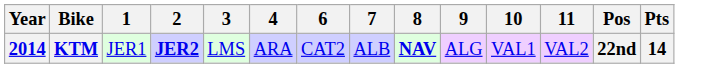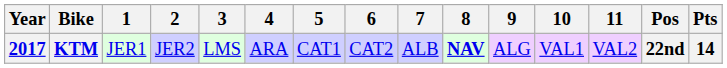+ column: (319, 19)
(27, 48) 2014 -> (27, 48) 2017
(177, 48) bold -> (175, 48) normal
